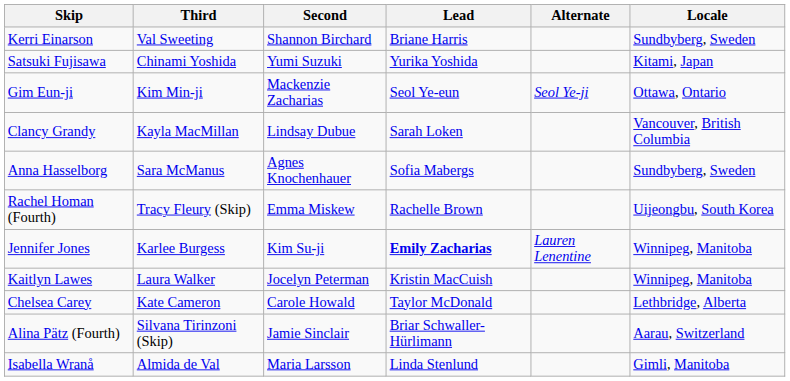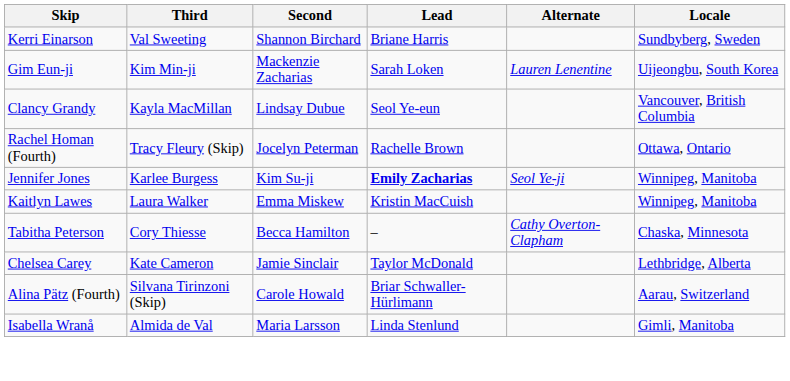- row: (57, 61)
(424, 92) Seol Ye-eun -> (407, 69) Sarah Loken
(561, 92) Seol Ye-ji -> (561, 69) Lauren Lenentine
(680, 92) Ottawa, Ontario -> (708, 69) Uijeongbu, South Korea
(426, 131) Sarah Loken -> (405, 108) Seol Ye-eun
- row: (57, 170)
(311, 209) Emma Miskew -> (307, 147) Jocelyn Peterman
(703, 209) Uijeongbu, South Korea -> (684, 147) Ottawa, Ontario
(563, 248) Lauren Lenentine -> (537, 178) Seol Ye-ji
(318, 279) Jocelyn Peterman -> (300, 201) Emma Miskew
+ row: (56, 232)
(311, 302) Carole Howald -> (297, 263) Jamie Sinclair
(308, 333) Jamie Sinclair -> (300, 294) Carole Howald
